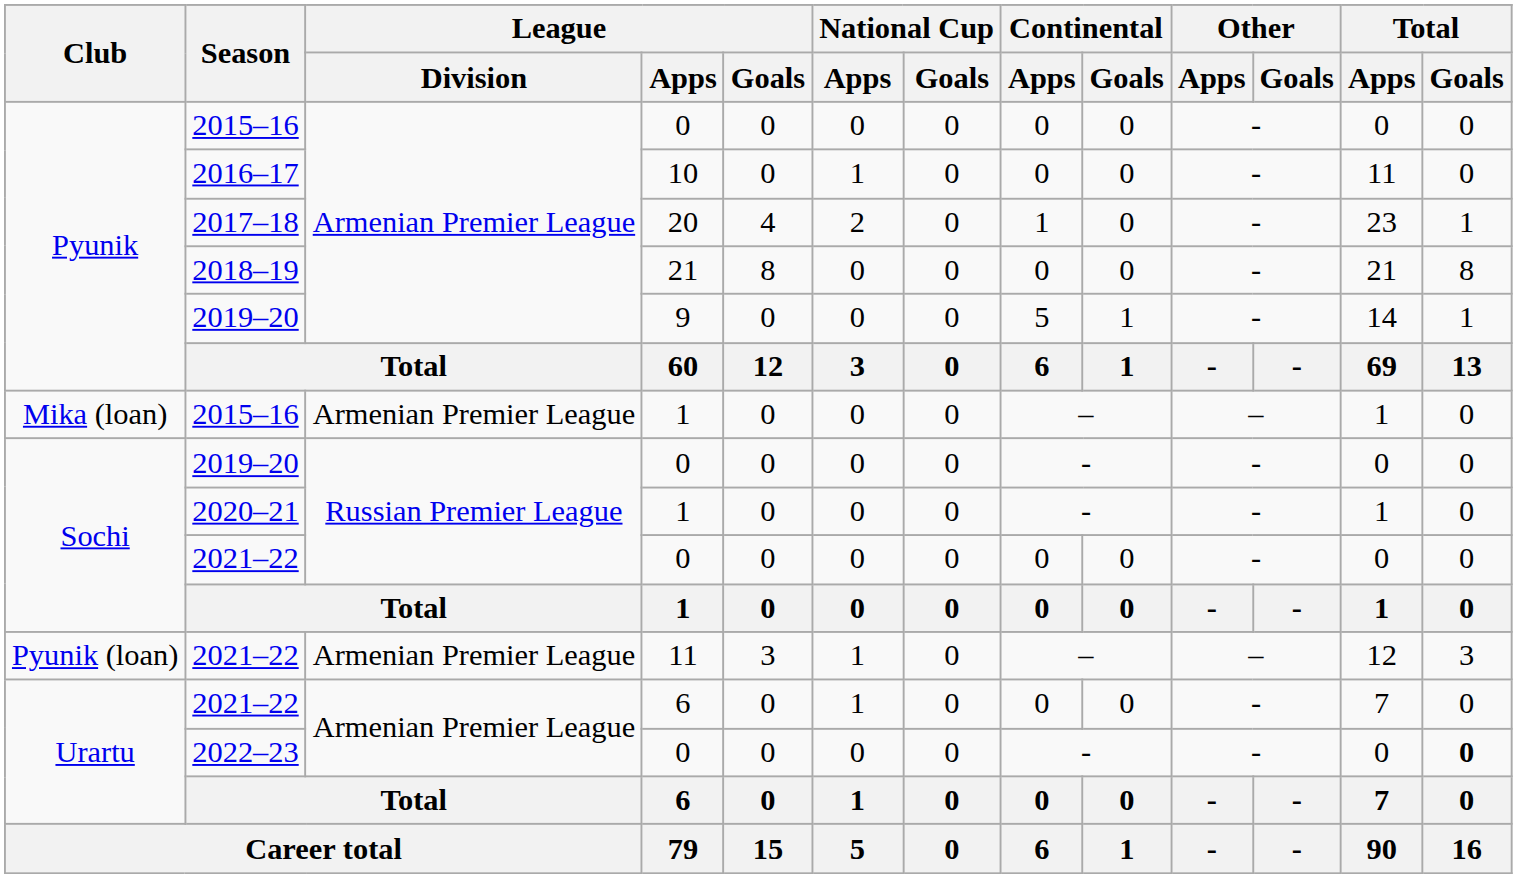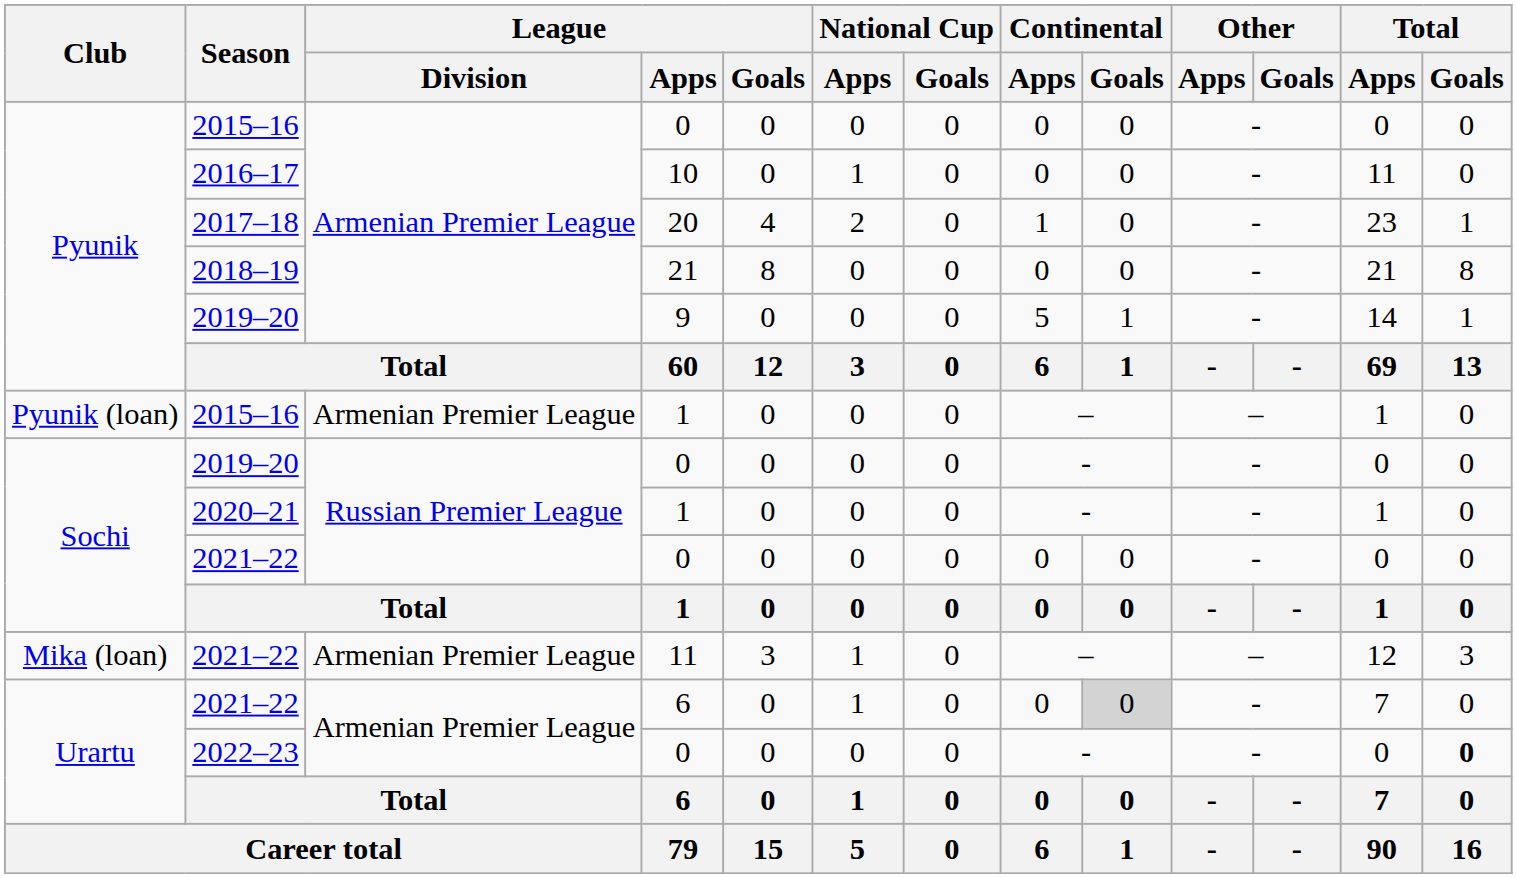(95, 414) Mika (loan) -> (95, 414) Pyunik (loan)
(95, 655) Pyunik (loan) -> (95, 655) Mika (loan)
(1127, 703) no background -> (1127, 703) lightgrey background
